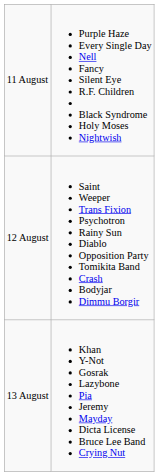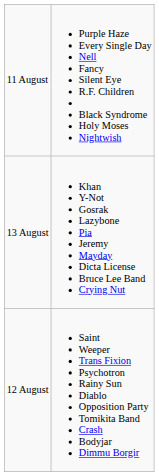rows swapped: (28, 238) <-> (28, 395)
